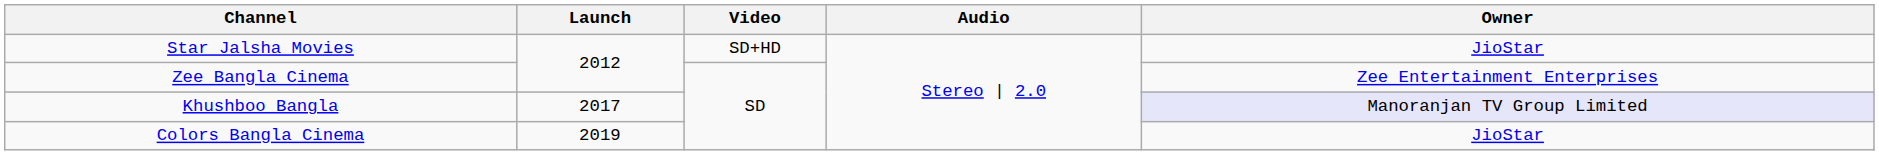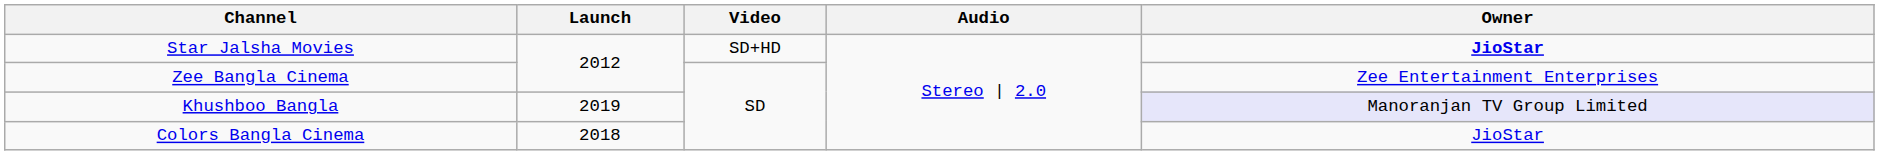(1508, 48) normal -> (1508, 48) bold
(600, 106) 2017 -> (600, 106) 2019
(600, 135) 2019 -> (600, 135) 2018
